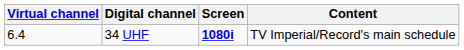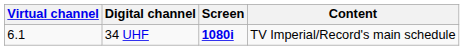(16, 34) 6.4 -> (16, 34) 6.1
